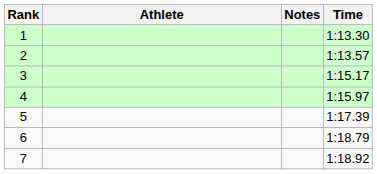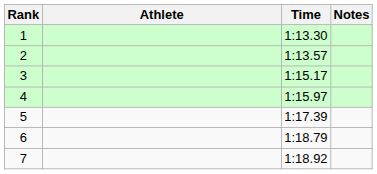columns swapped: (348, 14) <-> (302, 14)
